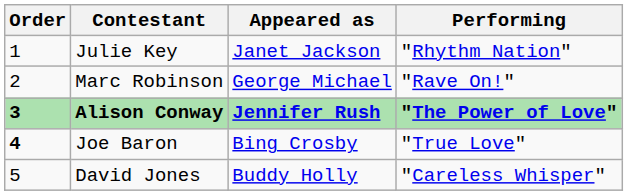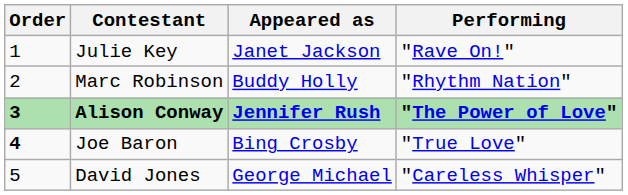(486, 51) "Rhythm Nation" -> (458, 51) "Rave On!"
(312, 82) George Michael -> (295, 82) Buddy Holly
(458, 82) "Rave On!" -> (486, 82) "Rhythm Nation"
(295, 175) Buddy Holly -> (312, 175) George Michael
